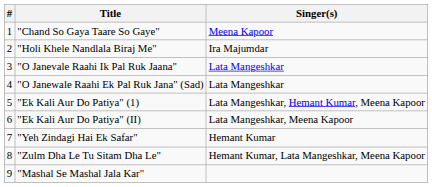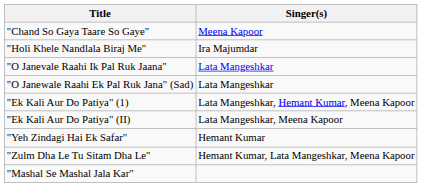- column: (10, 13)
